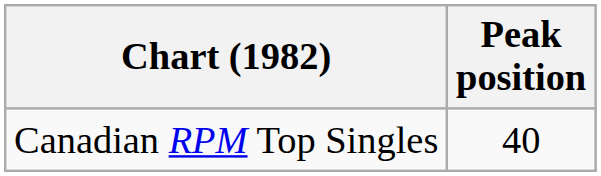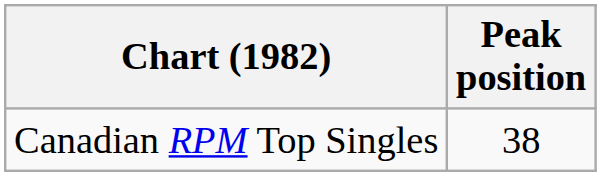(521, 139) 40 -> (521, 139) 38
